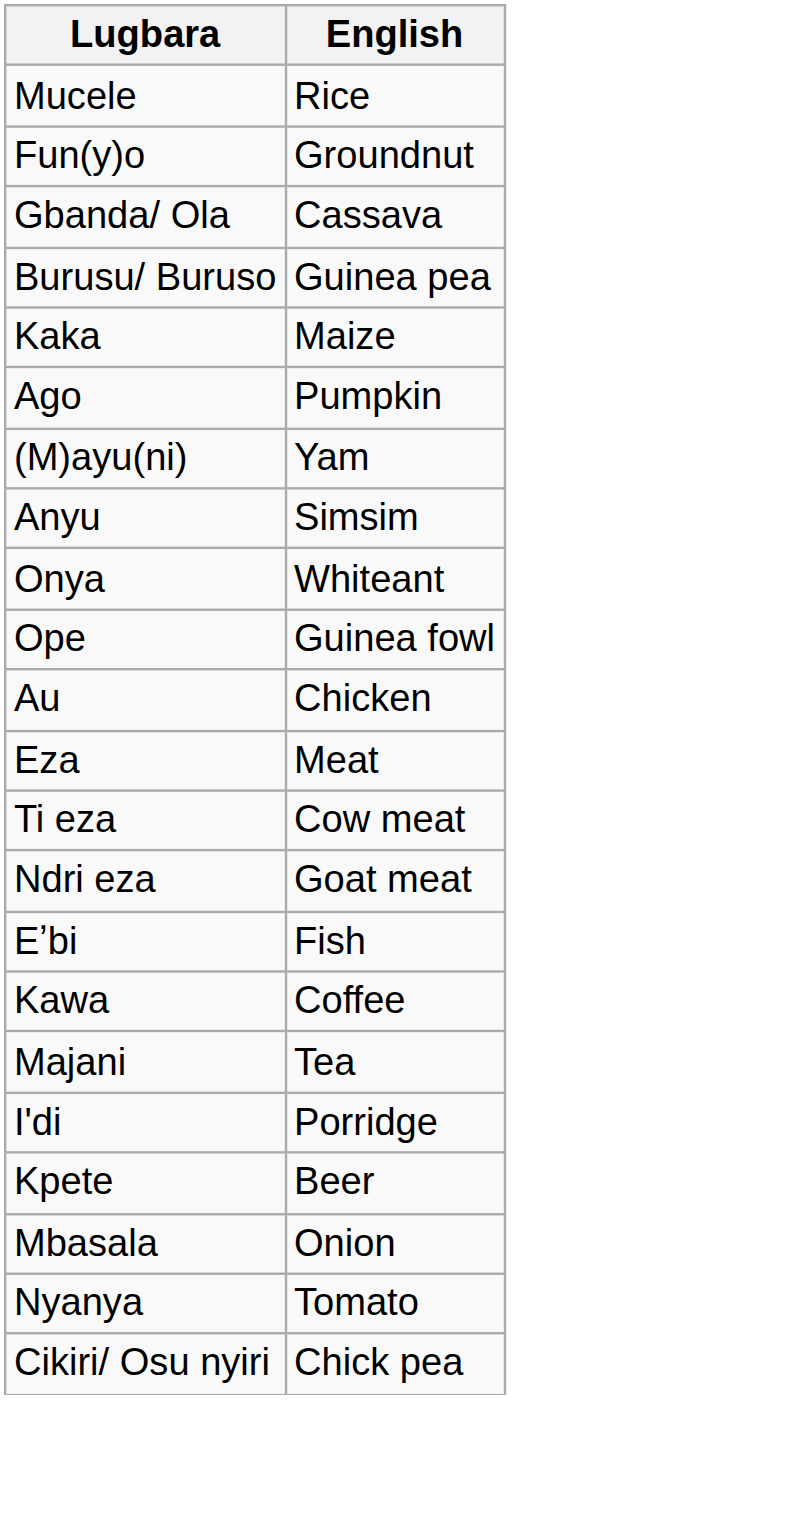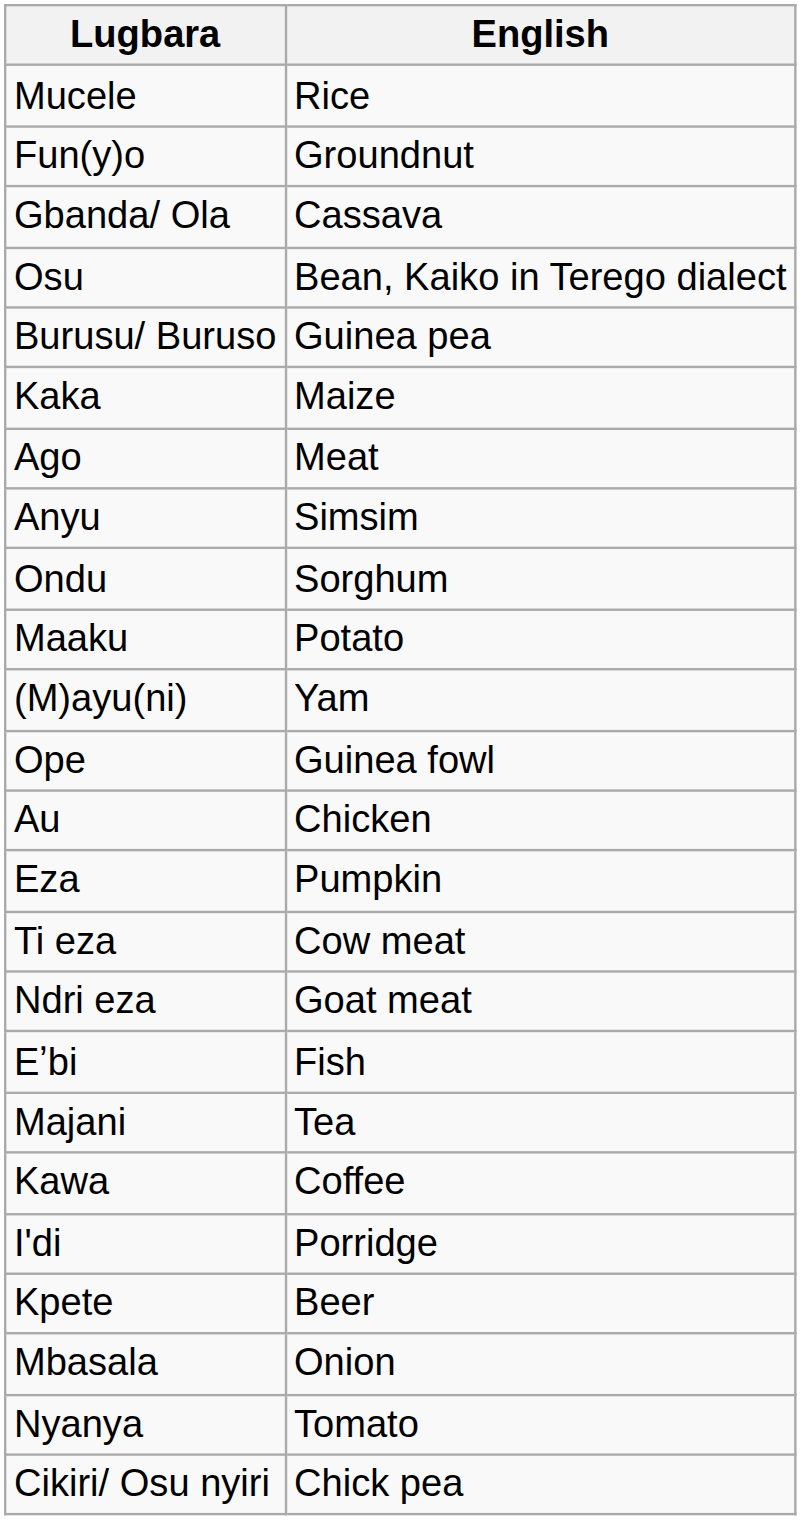+ row: (49, 276)
(368, 397) Pumpkin -> (336, 457) Meat
rows swapped: (57, 517) <-> (101, 457)
+ row: (61, 578)
+ row: (71, 638)
- row: (59, 578)
(336, 759) Meat -> (368, 880) Pumpkin
rows swapped: (62, 1000) <-> (70, 1061)
